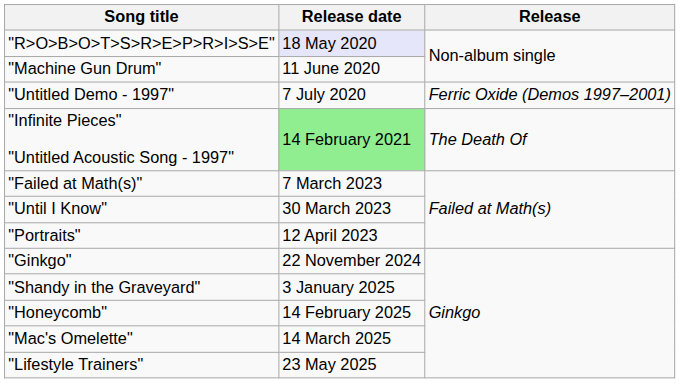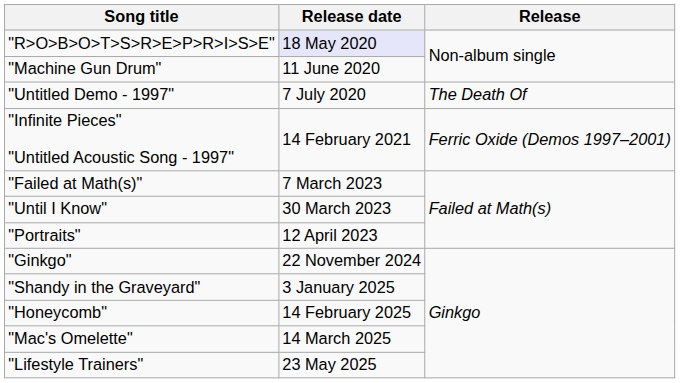(550, 95) Ferric Oxide (Demos 1997–2001) -> (478, 95) The Death Of
(347, 139) lightgreen background -> (347, 139) no background
(478, 139) The Death Of -> (550, 139) Ferric Oxide (Demos 1997–2001)
